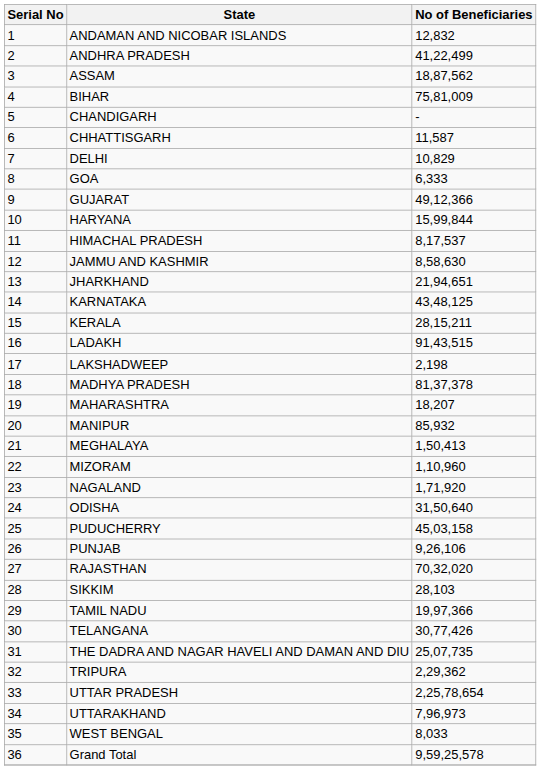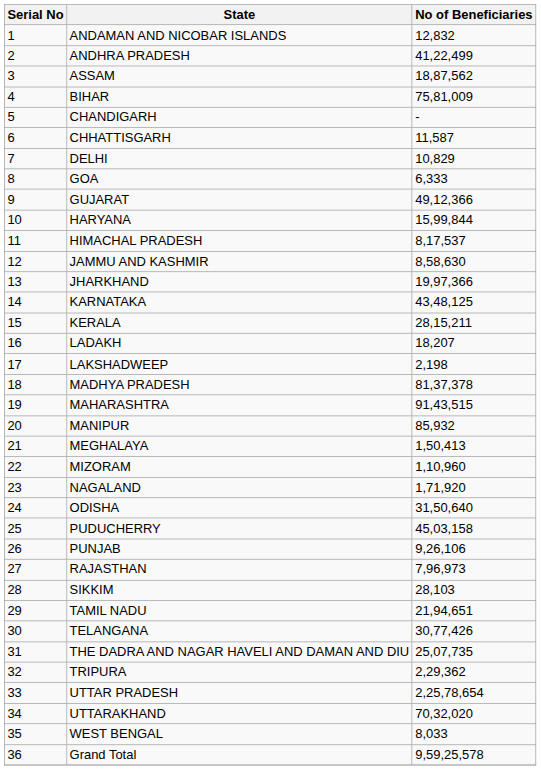(444, 281) 21,94,651 -> (444, 281) 19,97,366
(444, 343) 91,43,515 -> (435, 343) 18,207
(435, 405) 18,207 -> (444, 405) 91,43,515
(444, 569) 70,32,020 -> (440, 569) 7,96,973
(444, 610) 19,97,366 -> (444, 610) 21,94,651
(440, 713) 7,96,973 -> (444, 713) 70,32,020
